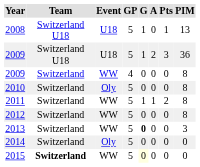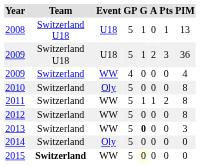(185, 74) 8 -> (185, 74) 4
